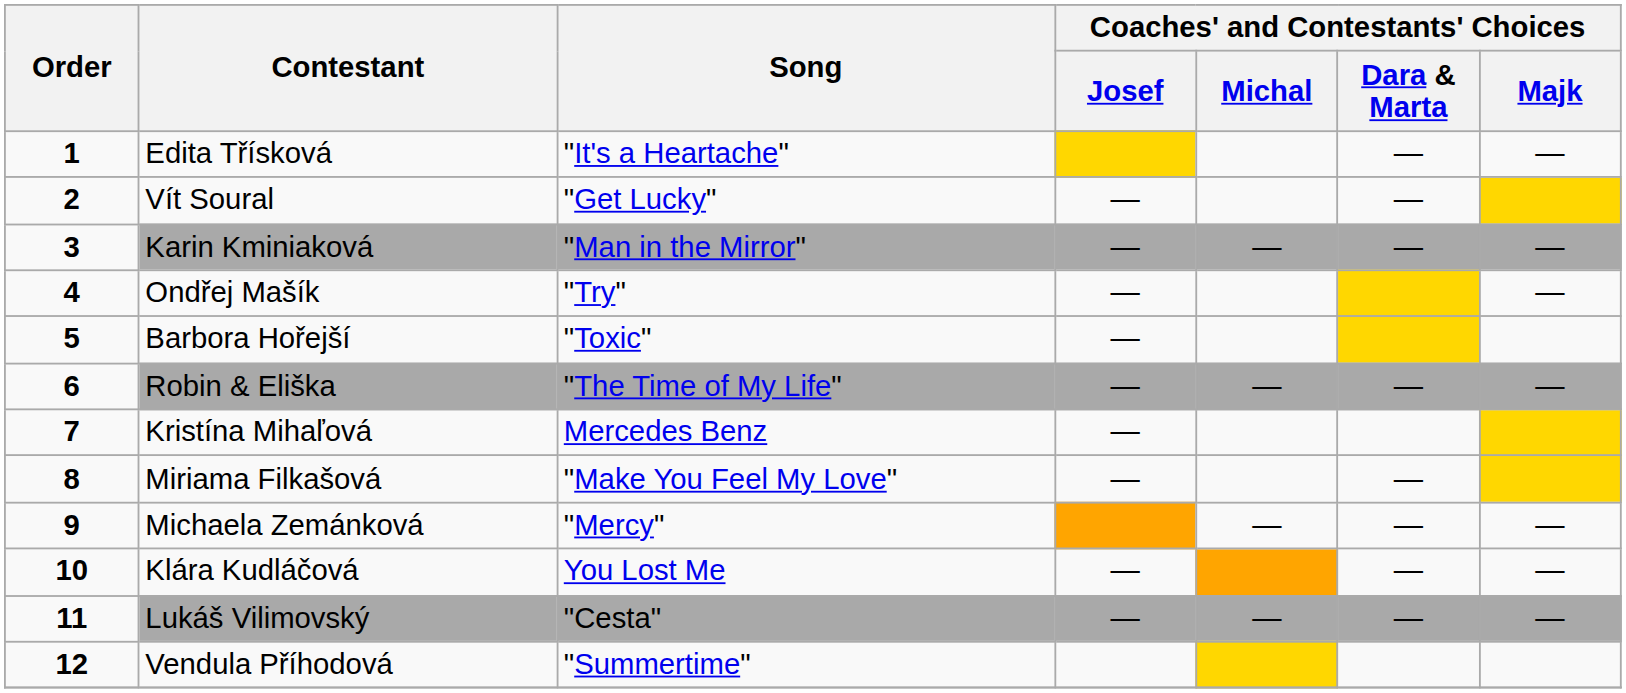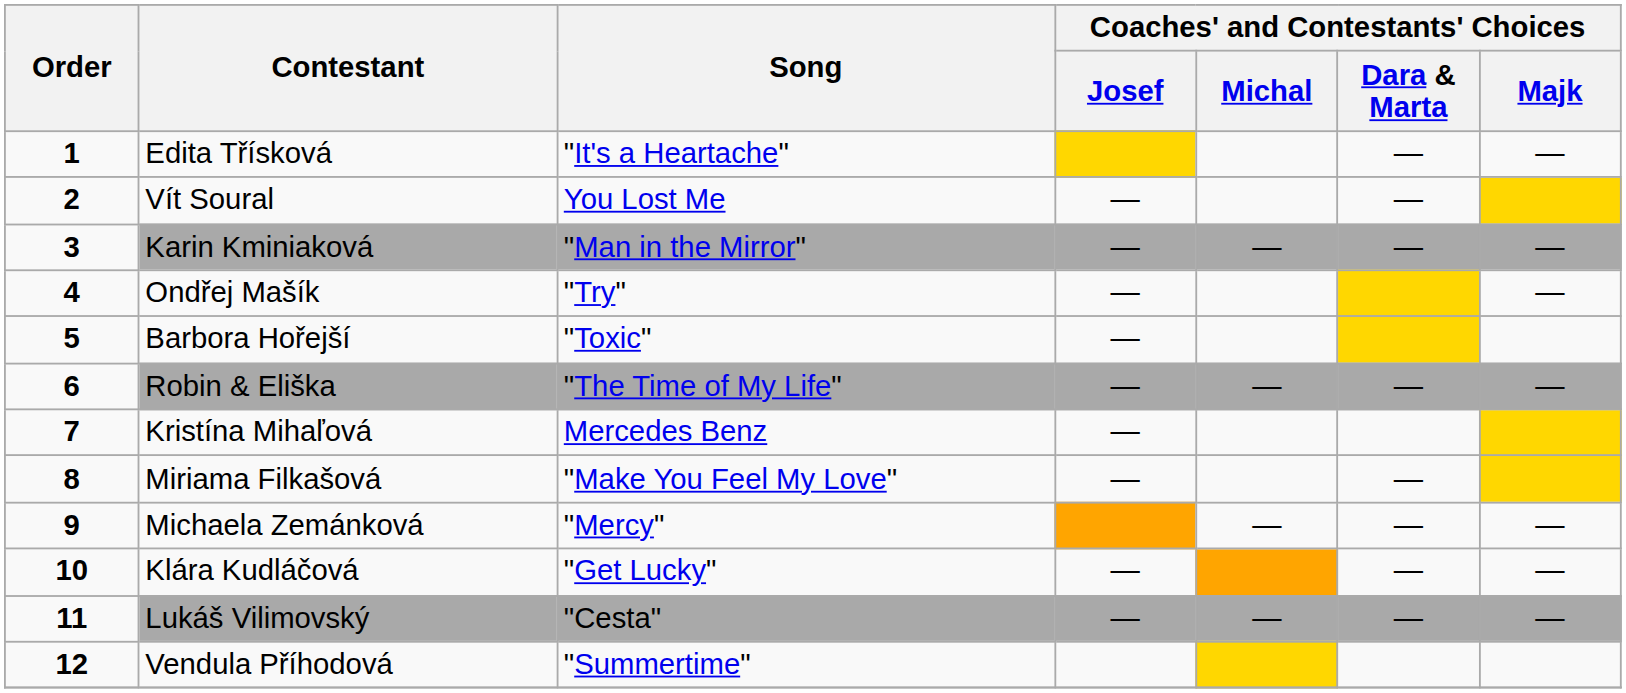(640, 199) "Get Lucky" -> (645, 199) You Lost Me
(645, 571) You Lost Me -> (640, 571) "Get Lucky"
